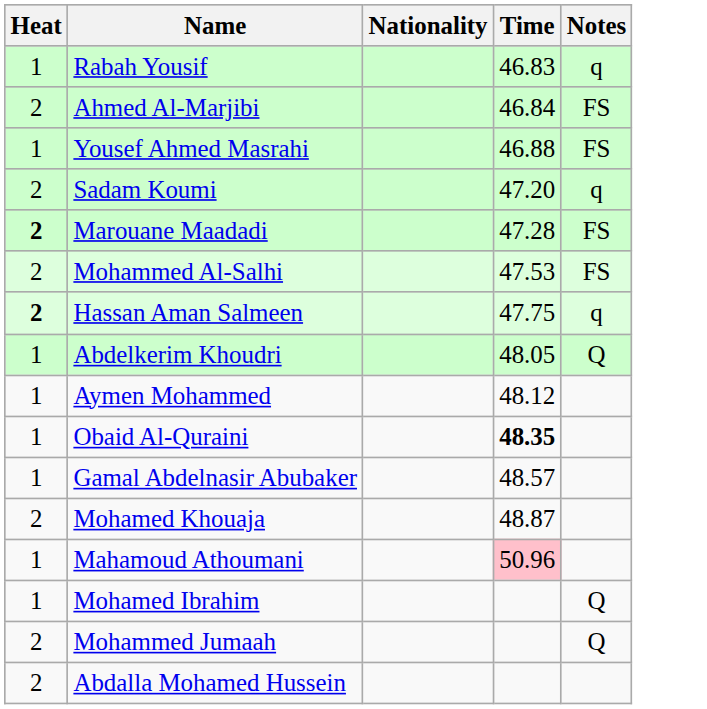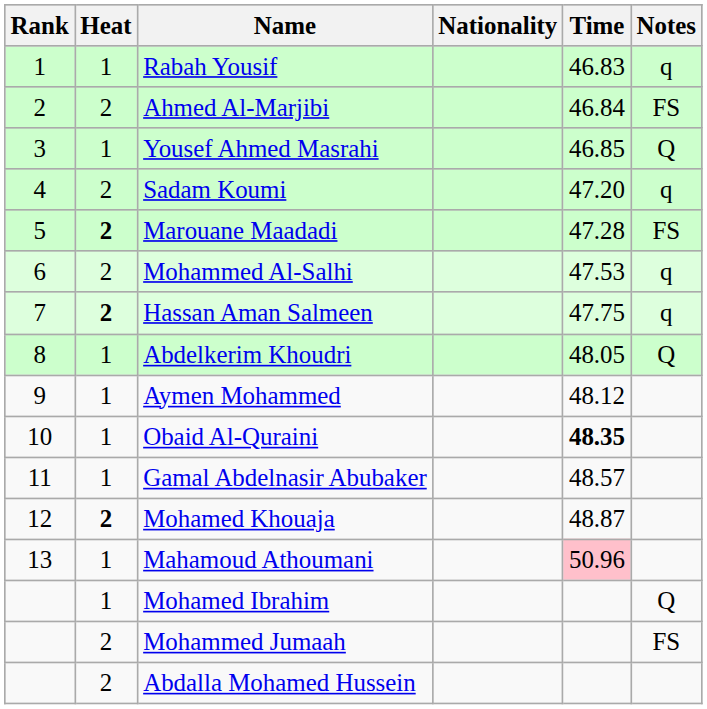+ column: (40, 25)
(527, 148) 46.88 -> (597, 148) 46.85
(597, 148) FS -> (666, 148) Q
(597, 271) FS -> (666, 271) q
(36, 518) normal -> (106, 518) bold
(597, 641) Q -> (666, 641) FS
